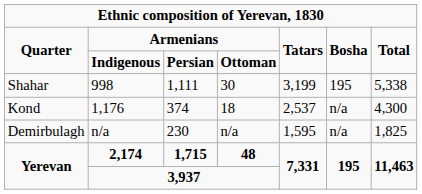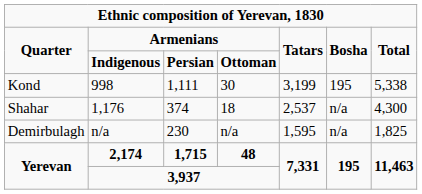(28, 85) Shahar -> (24, 85) Kond
(24, 108) Kond -> (28, 108) Shahar
